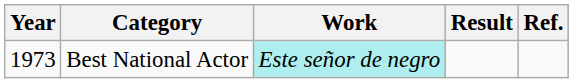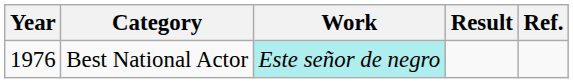(33, 58) 1973 -> (33, 58) 1976
